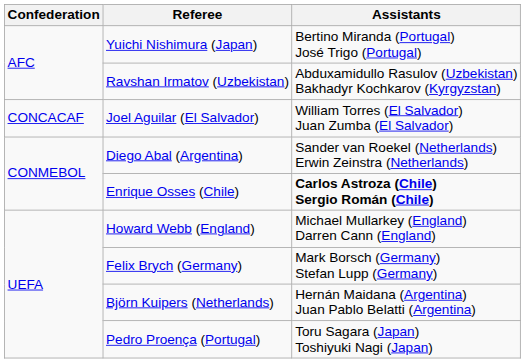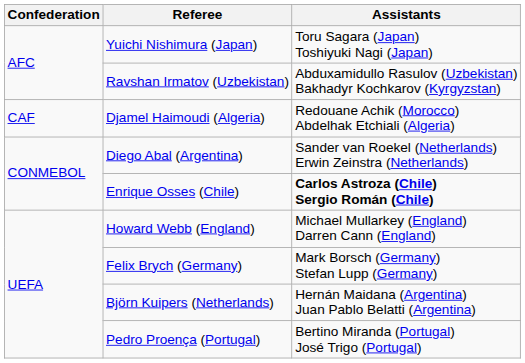(375, 44) Bertino Miranda (Portugal) José Trigo (Portugal) -> (364, 44) Toru Sagara (Japan) Toshiyuki Nagi (Japan)
+ row: (185, 118)
- row: (182, 118)
(364, 339) Toru Sagara (Japan) Toshiyuki Nagi (Japan) -> (375, 339) Bertino Miranda (Portugal) José Trigo (Portugal)
